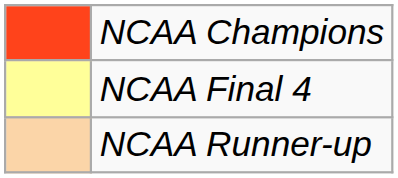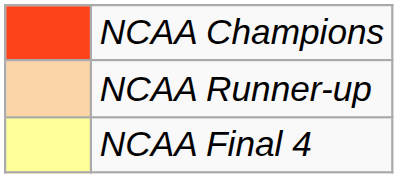rows swapped: (236, 144) <-> (206, 88)
